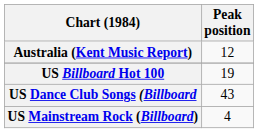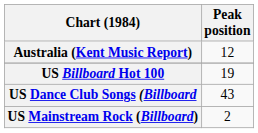(227, 116) 4 -> (227, 116) 2
